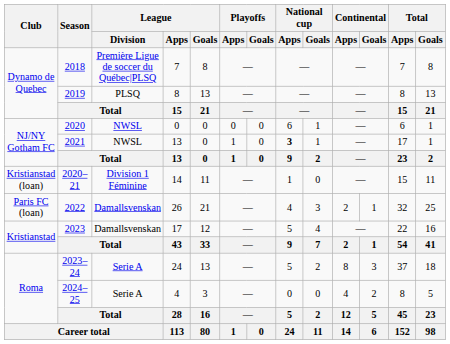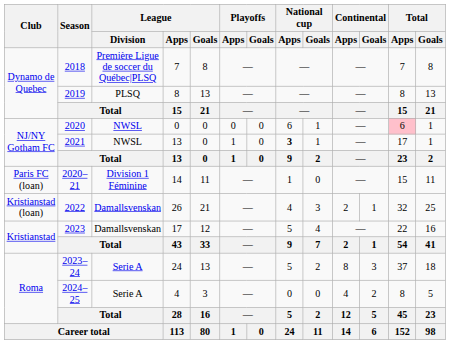(402, 126) no background -> (402, 126) pink background
(31, 180) Kristianstad (loan) -> (31, 180) Paris FC (loan)
(31, 207) Paris FC (loan) -> (31, 207) Kristianstad (loan)
